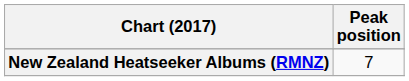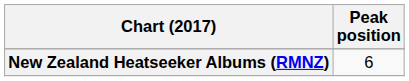(369, 62) 7 -> (369, 62) 6
